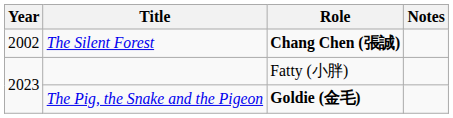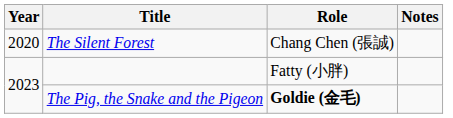(24, 43) 2002 -> (24, 43) 2020
(335, 42) bold -> (332, 42) normal
